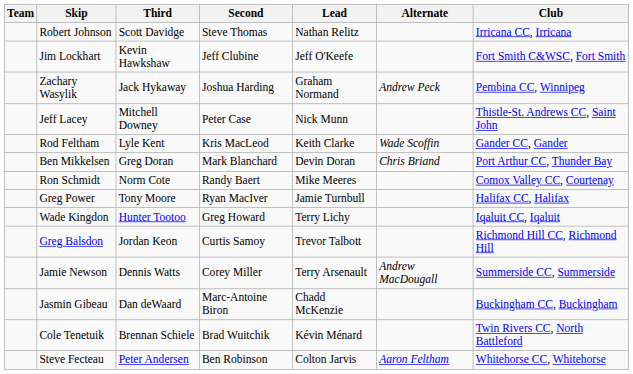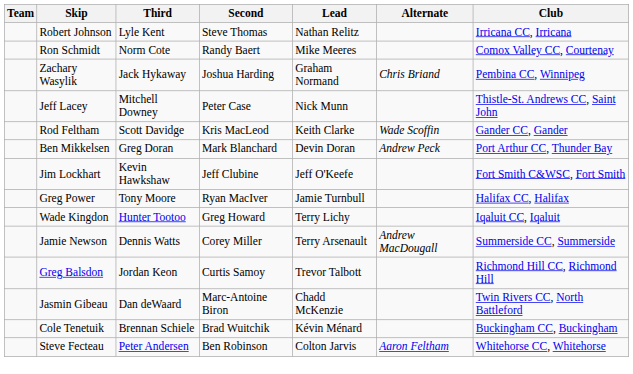(151, 31) Scott Davidge -> (142, 31) Lyle Kent
rows swapped: (70, 180) <-> (70, 56)
(410, 87) Andrew Peck -> (409, 74) Chris Briand
(142, 143) Lyle Kent -> (151, 130) Scott Davidge
(409, 162) Chris Briand -> (410, 149) Andrew Peck
rows swapped: (71, 241) <-> (73, 272)
(547, 304) Buckingham CC, Buckingham -> (529, 304) Twin Rivers CC, North Battleford
(529, 335) Twin Rivers CC, North Battleford -> (547, 328) Buckingham CC, Buckingham
